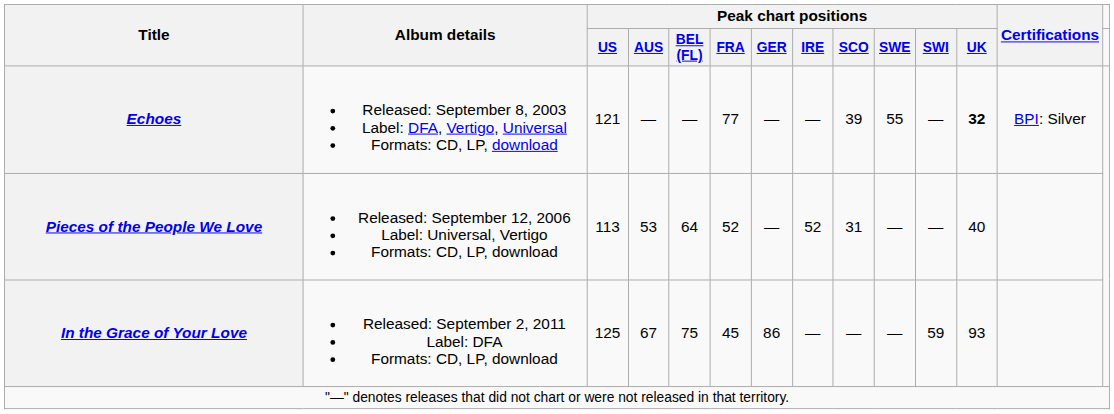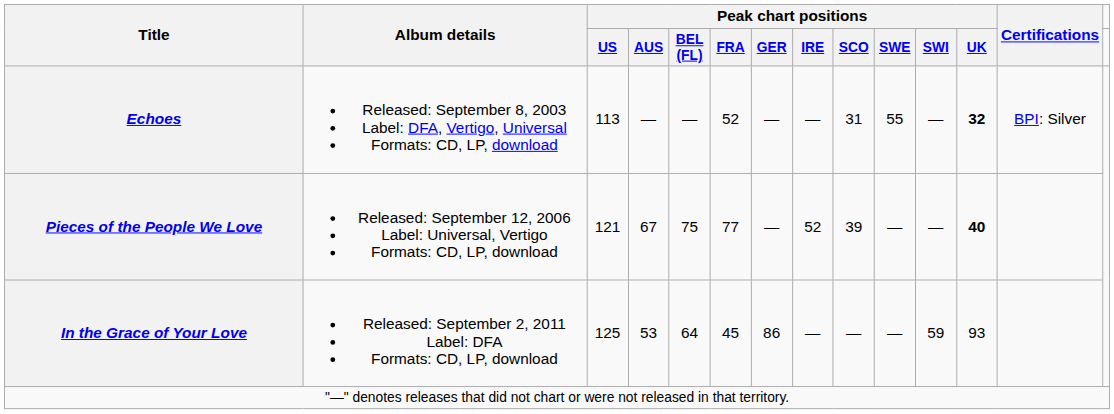(607, 119) 121 -> (607, 119) 113
(731, 119) 77 -> (731, 119) 52
(854, 119) 39 -> (854, 119) 31
(607, 226) 113 -> (607, 226) 121
(649, 226) 53 -> (649, 226) 67
(690, 226) 64 -> (690, 226) 75
(731, 226) 52 -> (731, 226) 77
(854, 226) 31 -> (854, 226) 39
(977, 226) normal -> (977, 226) bold
(649, 333) 67 -> (649, 333) 53
(690, 333) 75 -> (690, 333) 64
